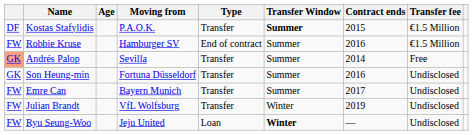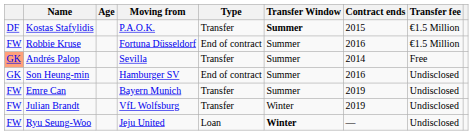(149, 43) Hamburger SV -> (158, 43) Fortuna Düsseldorf
(158, 75) Fortuna Düsseldorf -> (149, 75) Hamburger SV
(217, 75) Transfer -> (231, 75) End of contract
(355, 91) 2017 -> (355, 91) 2019
